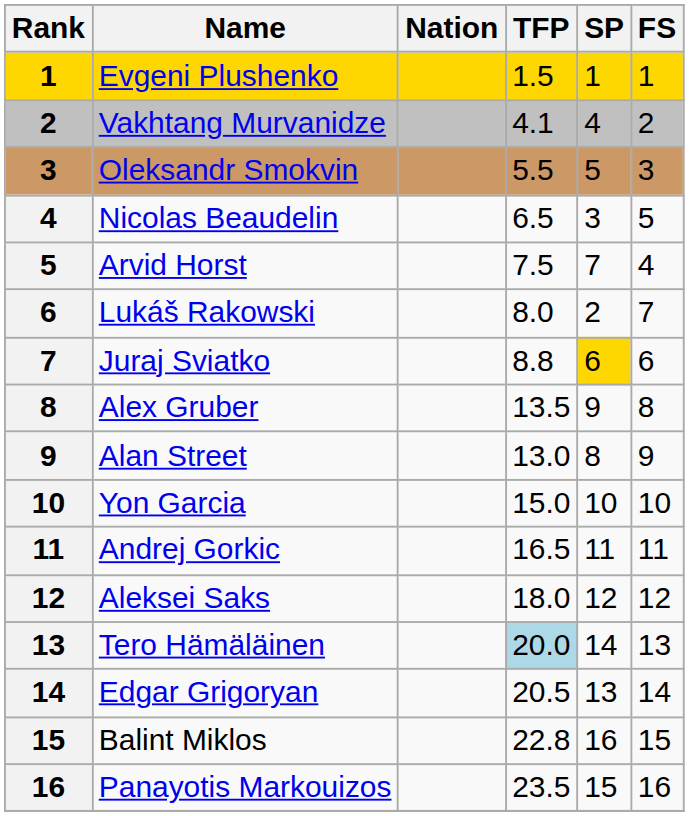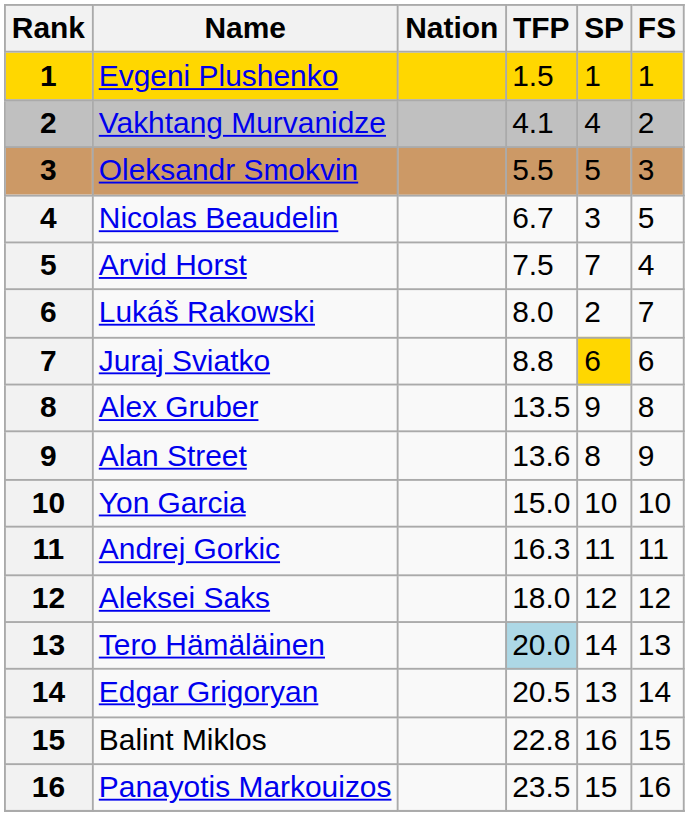(533, 218) 6.5 -> (533, 218) 6.7
(541, 455) 13.0 -> (541, 455) 13.6
(541, 550) 16.5 -> (541, 550) 16.3
